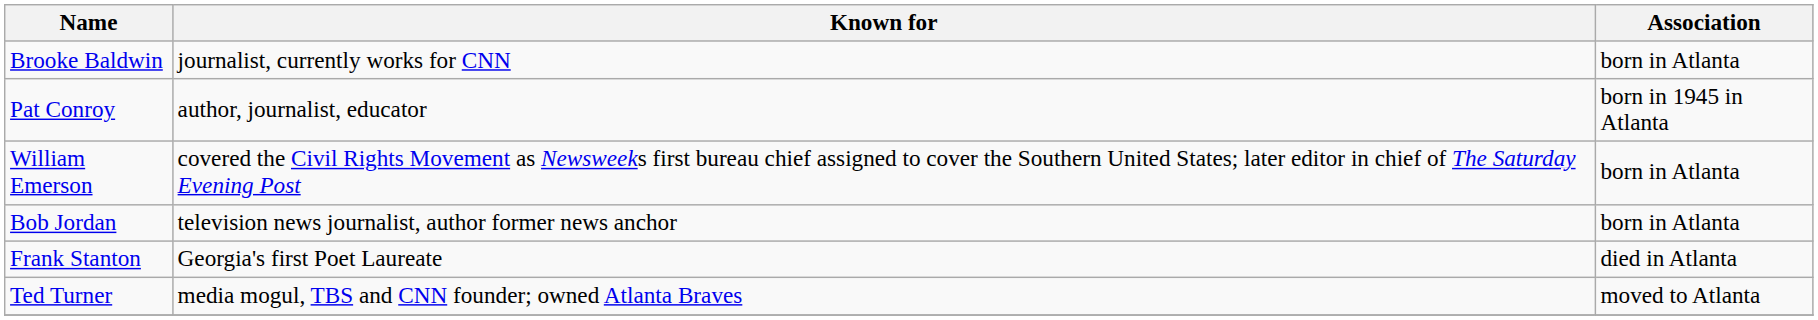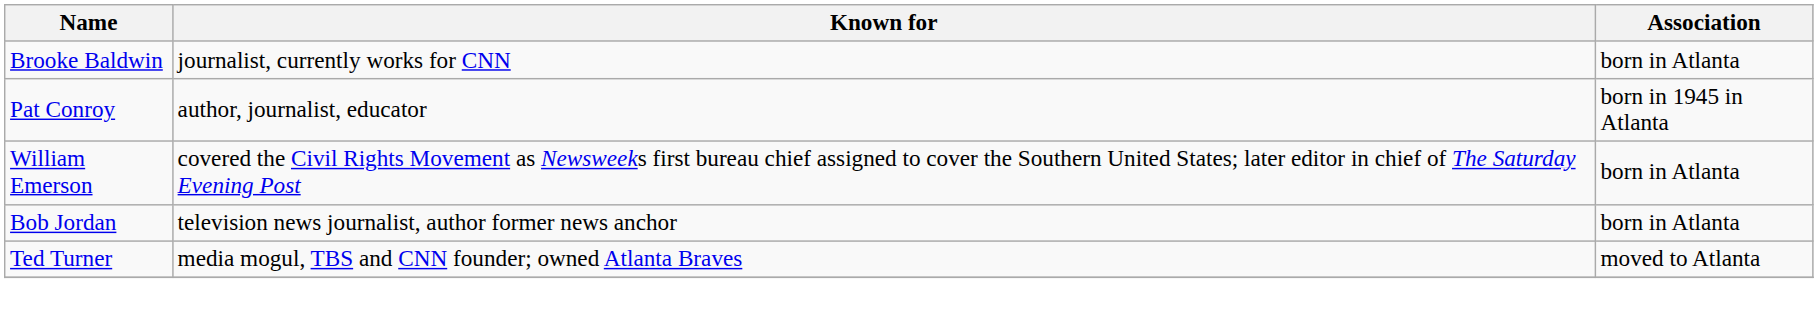- row: (75, 259)
